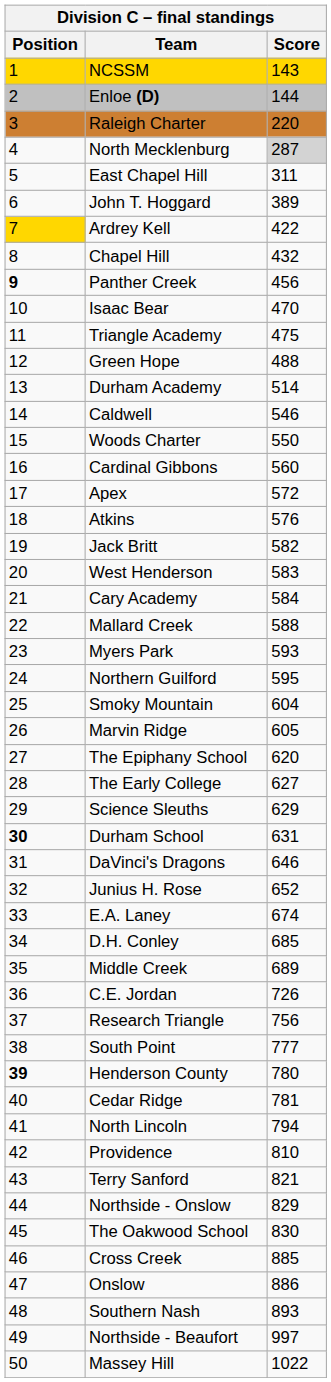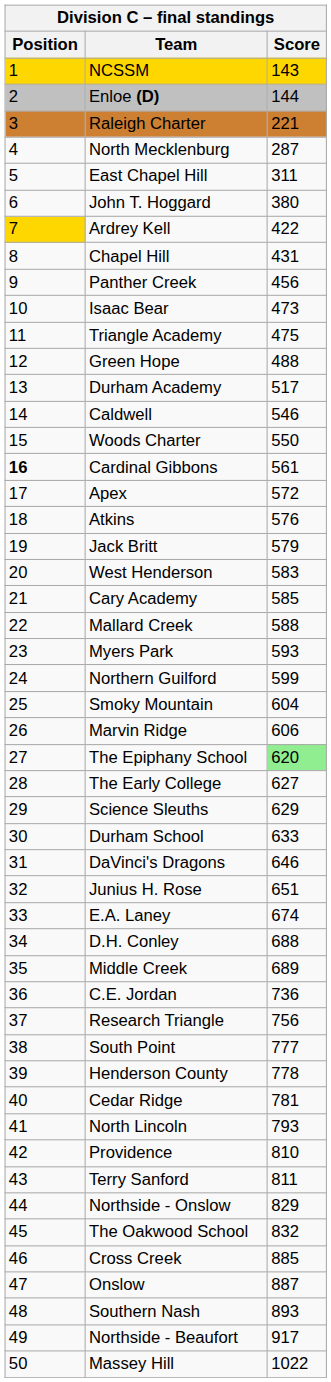(285, 123) 220 -> (285, 123) 221
(285, 150) lightgrey background -> (285, 150) no background
(285, 203) 389 -> (285, 203) 380
(285, 255) 432 -> (285, 255) 431
(14, 282) bold -> (14, 282) normal
(285, 308) 470 -> (285, 308) 473
(285, 387) 514 -> (285, 387) 517
(18, 466) normal -> (18, 466) bold
(285, 466) 560 -> (285, 466) 561
(285, 546) 582 -> (285, 546) 579
(285, 598) 584 -> (285, 598) 585
(285, 678) 595 -> (285, 678) 599
(285, 730) 605 -> (285, 730) 606
(285, 757) no background -> (285, 757) lightgreen background
(18, 836) bold -> (18, 836) normal
(285, 836) 631 -> (285, 836) 633
(285, 889) 652 -> (285, 889) 651
(285, 941) 685 -> (285, 941) 688
(285, 994) 726 -> (285, 994) 736
(18, 1073) bold -> (18, 1073) normal
(285, 1073) 780 -> (285, 1073) 778
(285, 1126) 794 -> (285, 1126) 793
(285, 1179) 821 -> (285, 1179) 811
(285, 1232) 830 -> (285, 1232) 832
(285, 1285) 886 -> (285, 1285) 887
(285, 1337) 997 -> (285, 1337) 917
